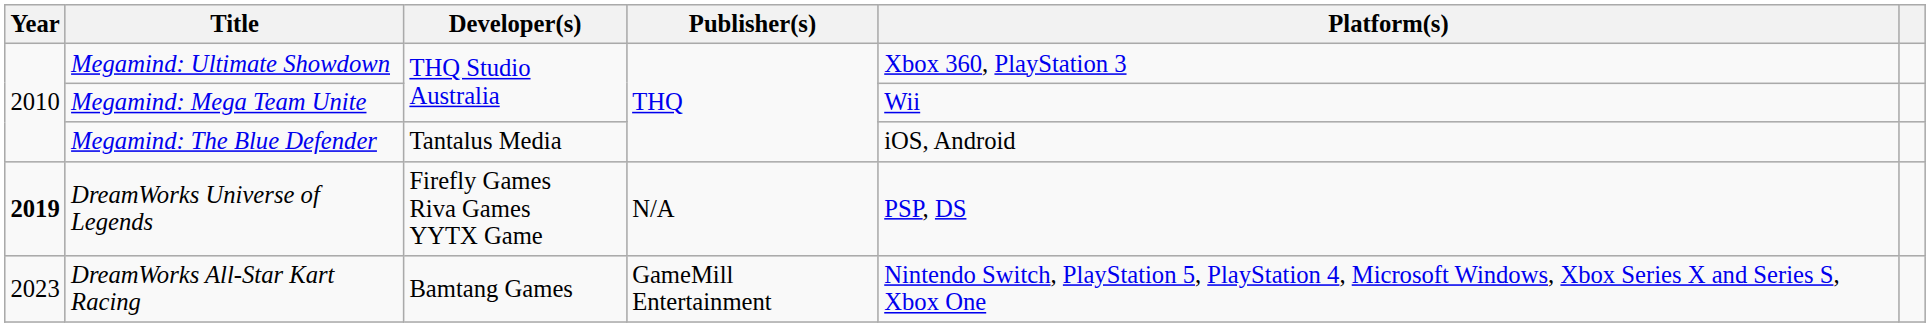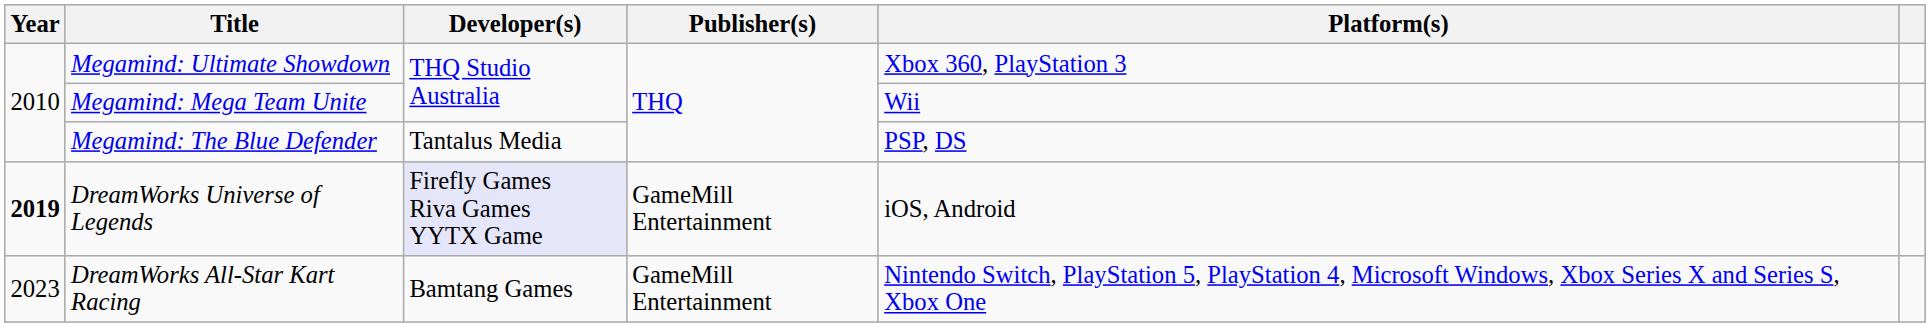(950, 141) iOS, Android -> (925, 141) PSP, DS
(480, 208) no background -> (480, 208) lavender background
(653, 208) N/A -> (702, 208) GameMill Entertainment
(925, 208) PSP, DS -> (950, 208) iOS, Android
